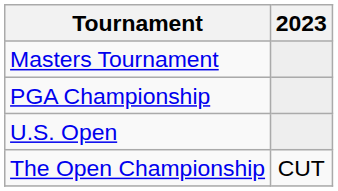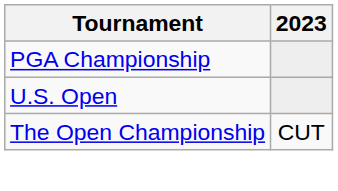- row: (114, 59)
